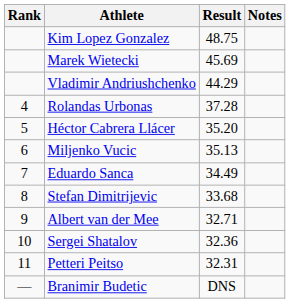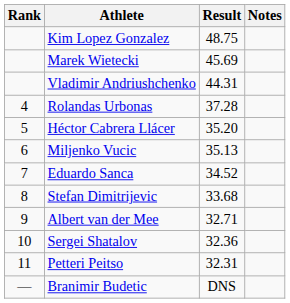(222, 83) 44.29 -> (222, 83) 44.31
(222, 173) 34.49 -> (222, 173) 34.52
